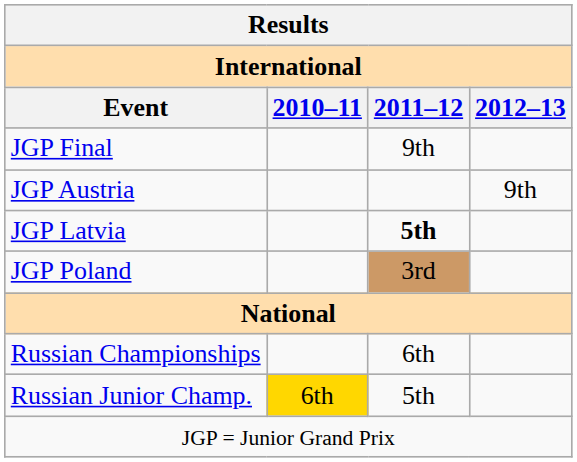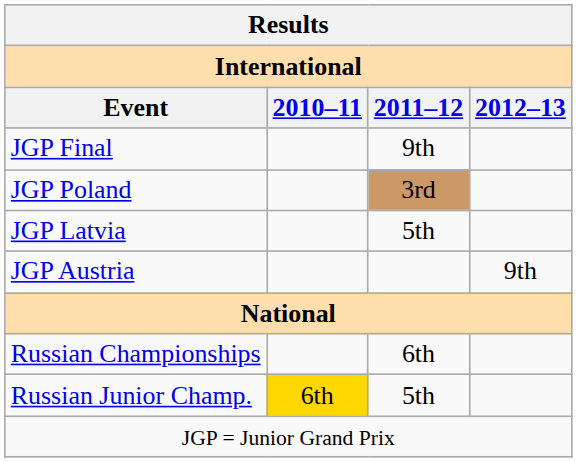rows swapped: (73, 189) <-> (71, 271)
(418, 230) bold -> (418, 230) normal
